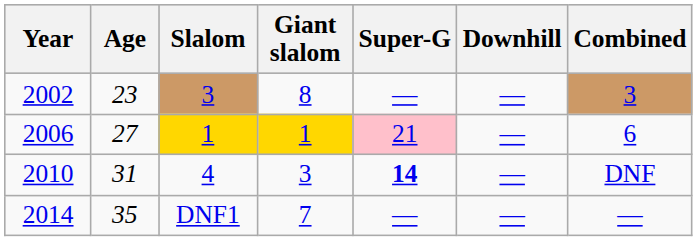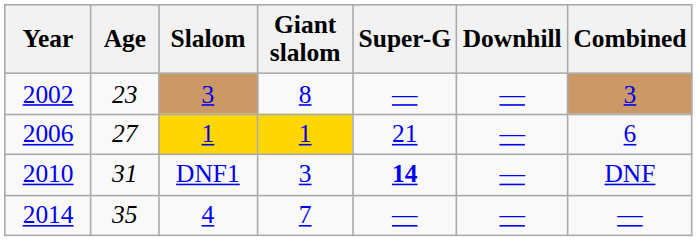(405, 133) pink background -> (405, 133) no background
(208, 174) 4 -> (208, 174) DNF1
(208, 214) DNF1 -> (208, 214) 4
